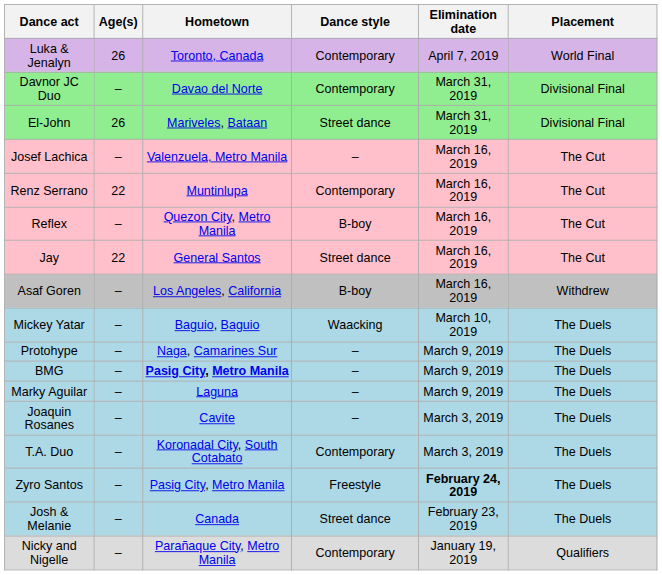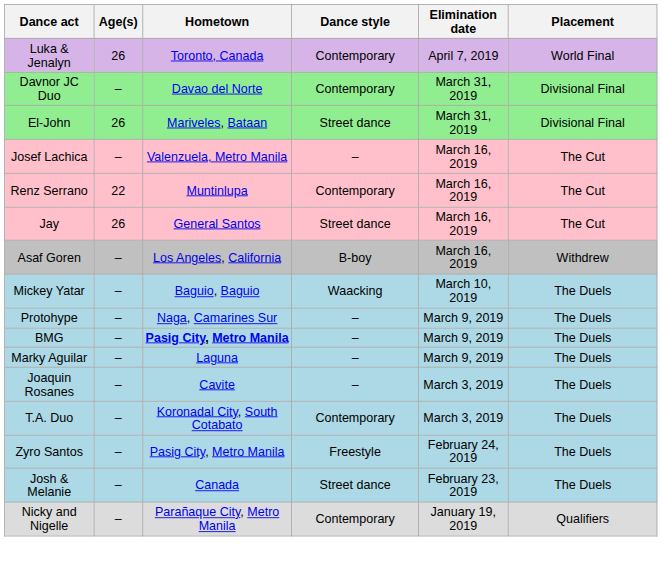- row: (49, 224)
(118, 258) 22 -> (118, 224) 26
(463, 486) bold -> (463, 452) normal
